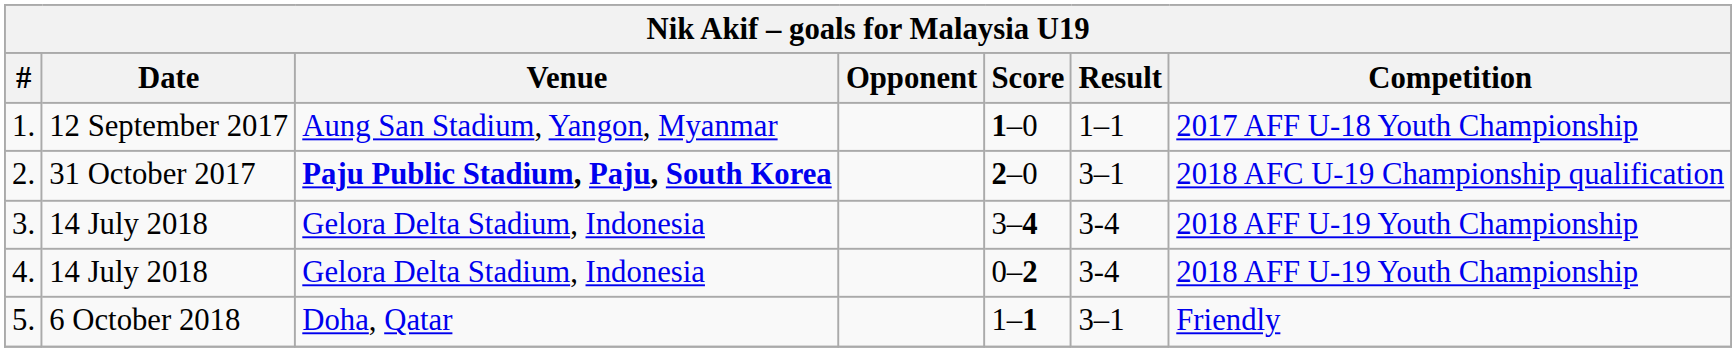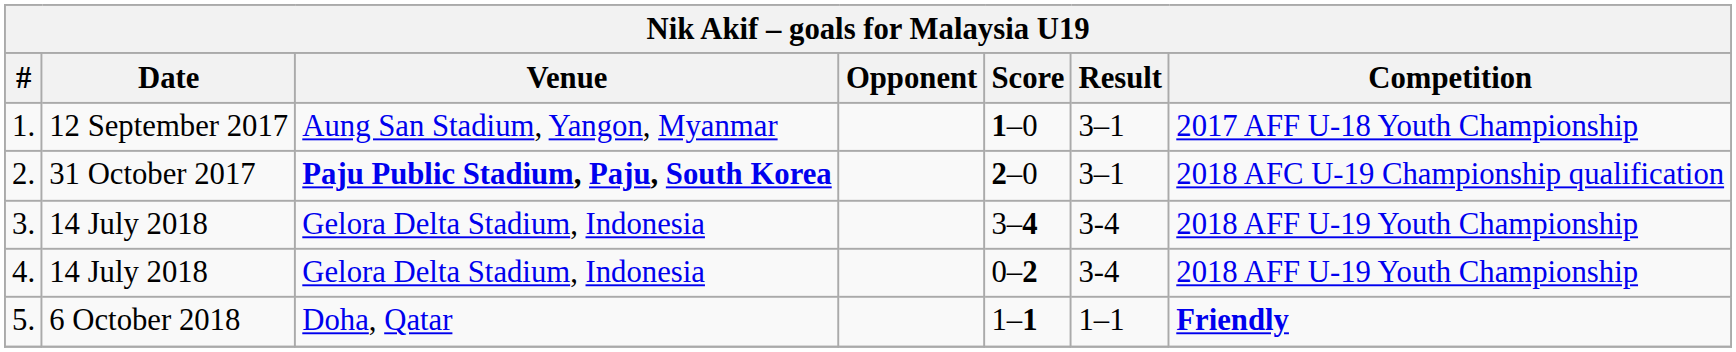(1102, 126) 1–1 -> (1102, 126) 3–1
(1102, 321) 3–1 -> (1102, 321) 1–1
(1228, 321) normal -> (1233, 321) bold
